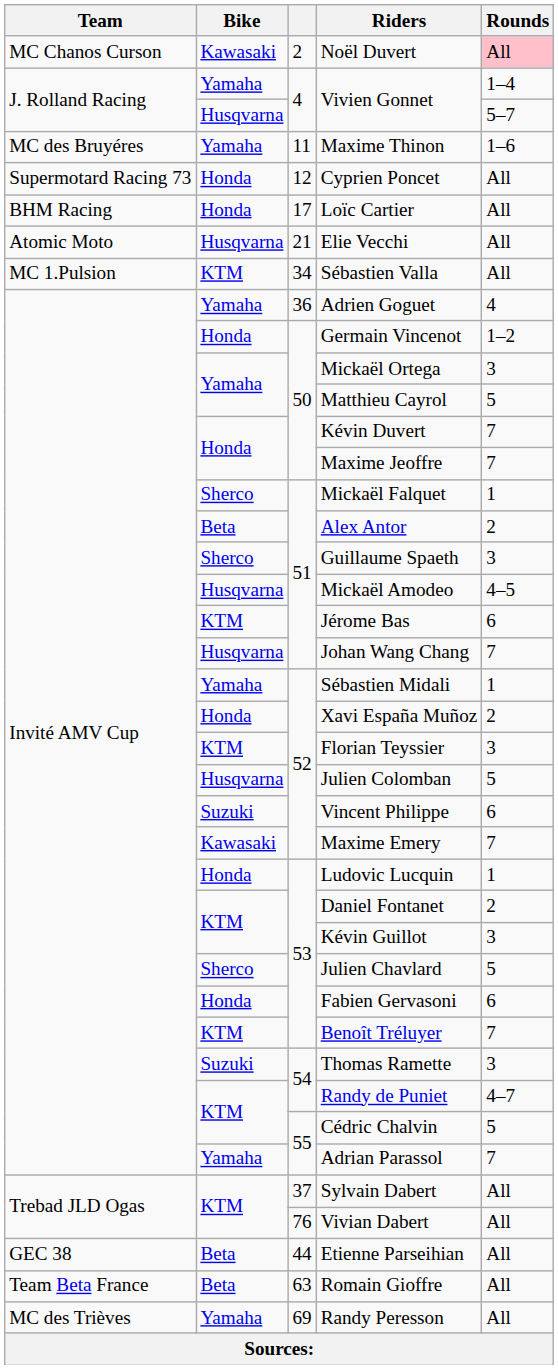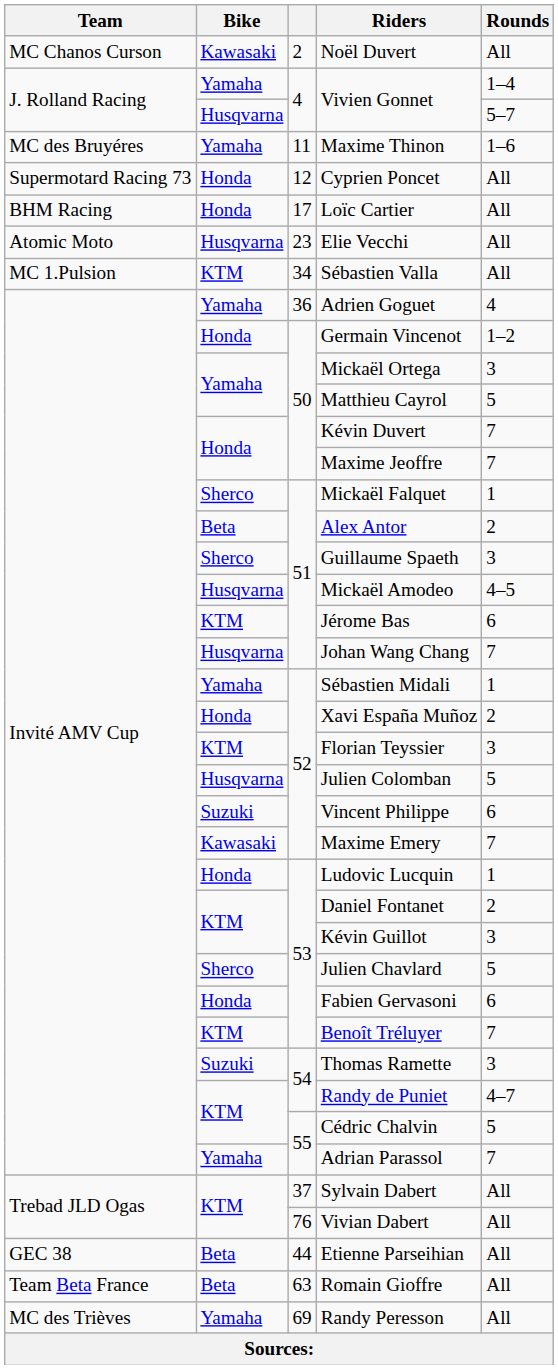(499, 51) pink background -> (499, 51) no background
(302, 241) 21 -> (302, 241) 23
